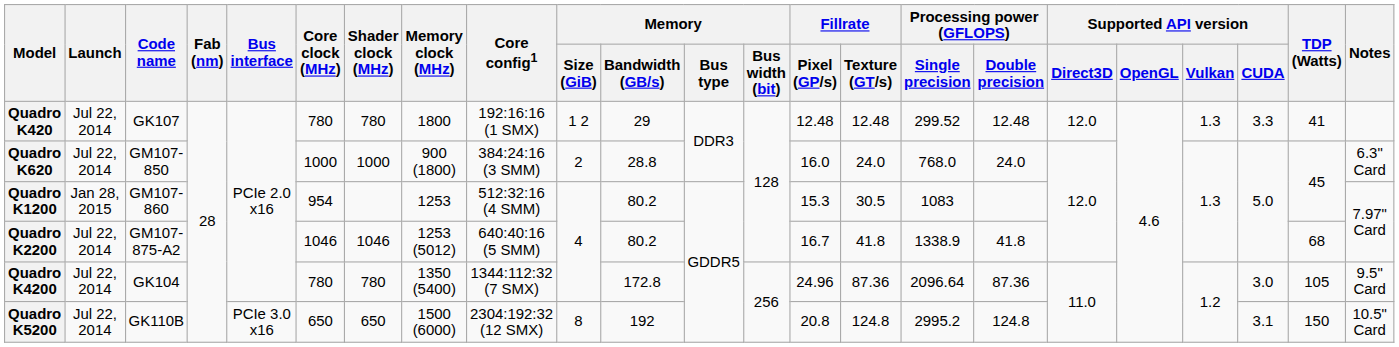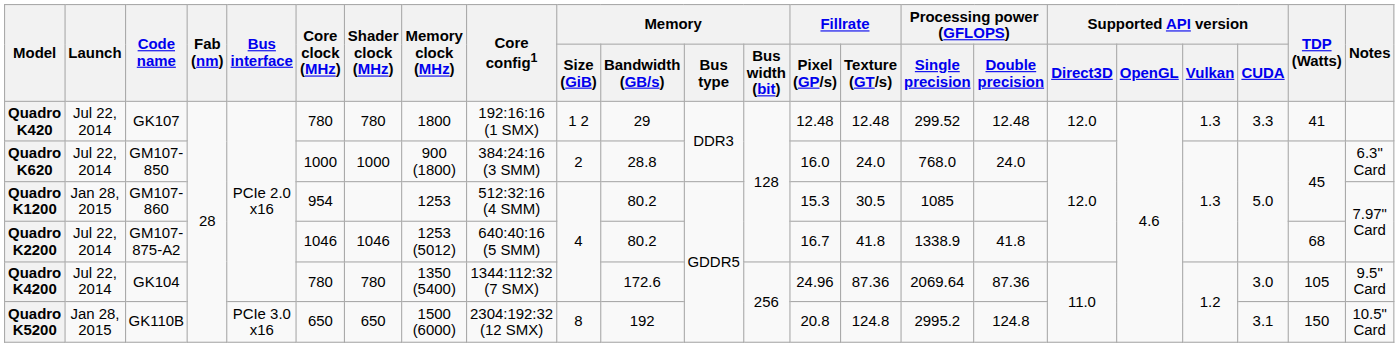(937, 201) 1083 -> (937, 201) 1085
(642, 281) 172.8 -> (642, 281) 172.6
(937, 281) 2096.64 -> (937, 281) 2069.64
(95, 321) Jul 22, 2014 -> (95, 321) Jan 28, 2015
